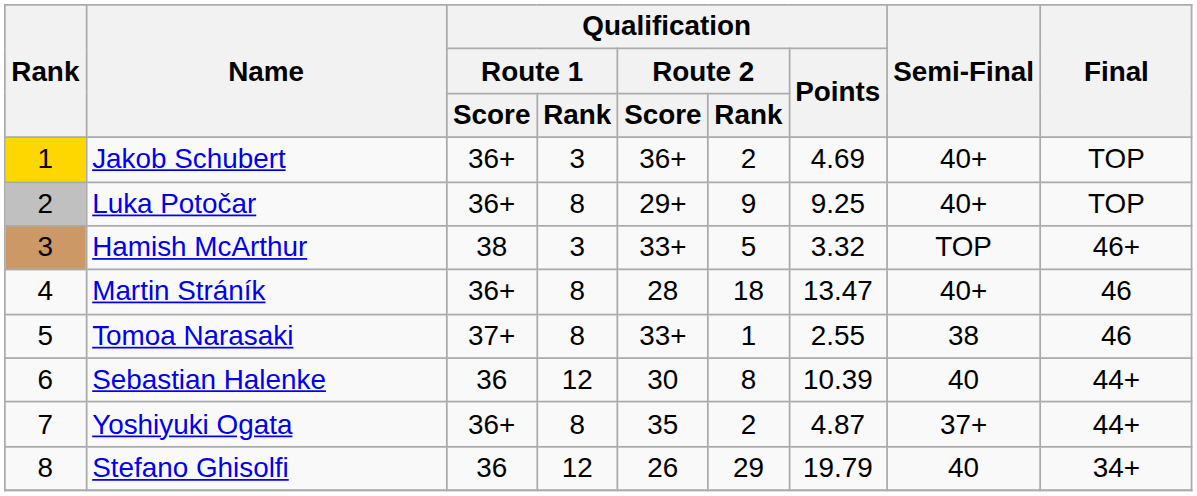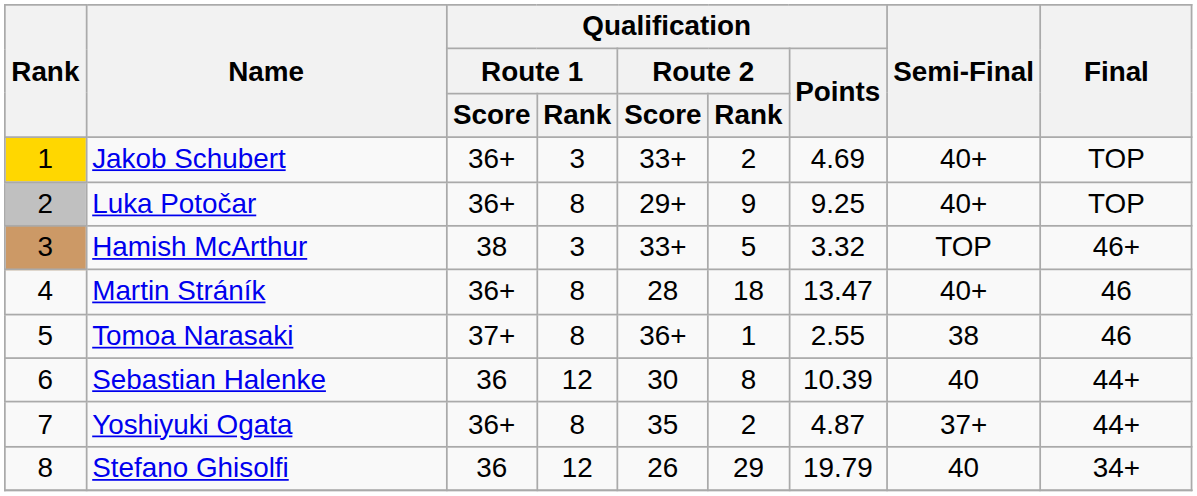(663, 159) 36+ -> (663, 159) 33+
(663, 335) 33+ -> (663, 335) 36+
